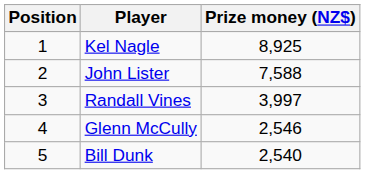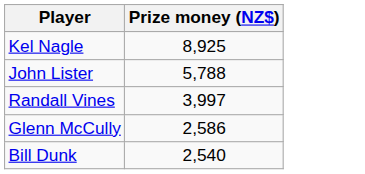- column: (43, 18)
(280, 73) 7,588 -> (204, 73) 5,788
(280, 127) 2,546 -> (204, 127) 2,586
